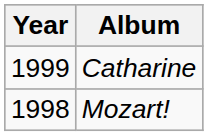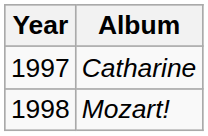(40, 67) 1999 -> (40, 67) 1997
